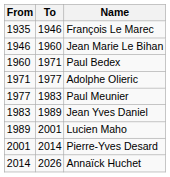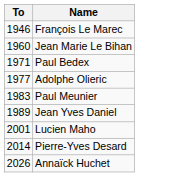- column: (20, 12)
